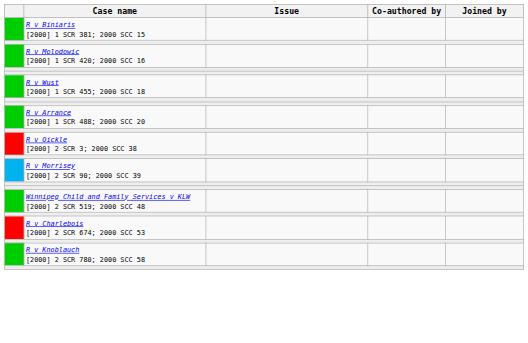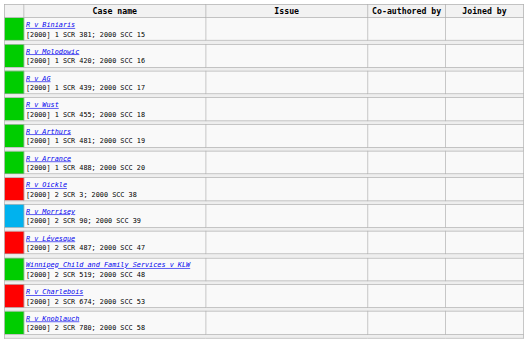+ row: (14, 82)
+ row: (14, 136)
+ row: (14, 243)
